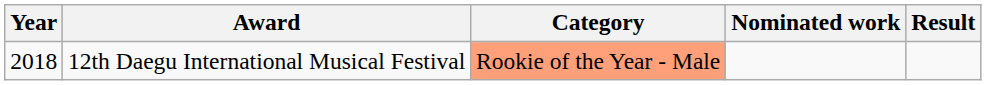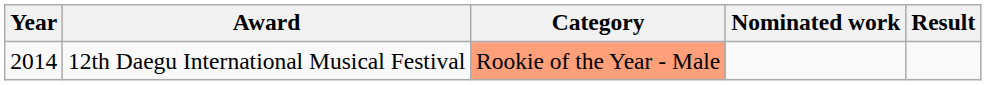(34, 60) 2018 -> (34, 60) 2014
